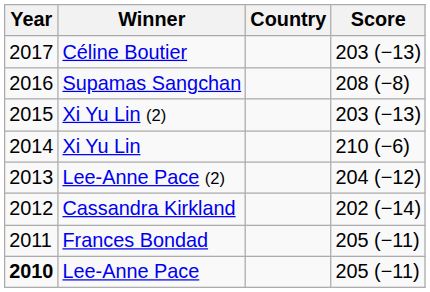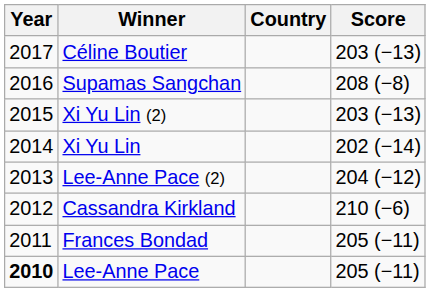(373, 146) 210 (−6) -> (378, 146) 202 (−14)
(378, 209) 202 (−14) -> (373, 209) 210 (−6)
